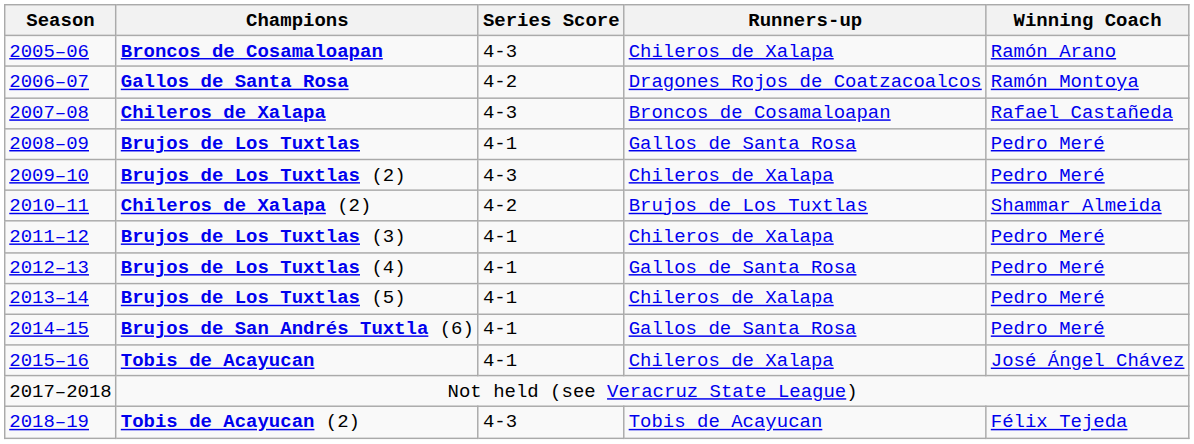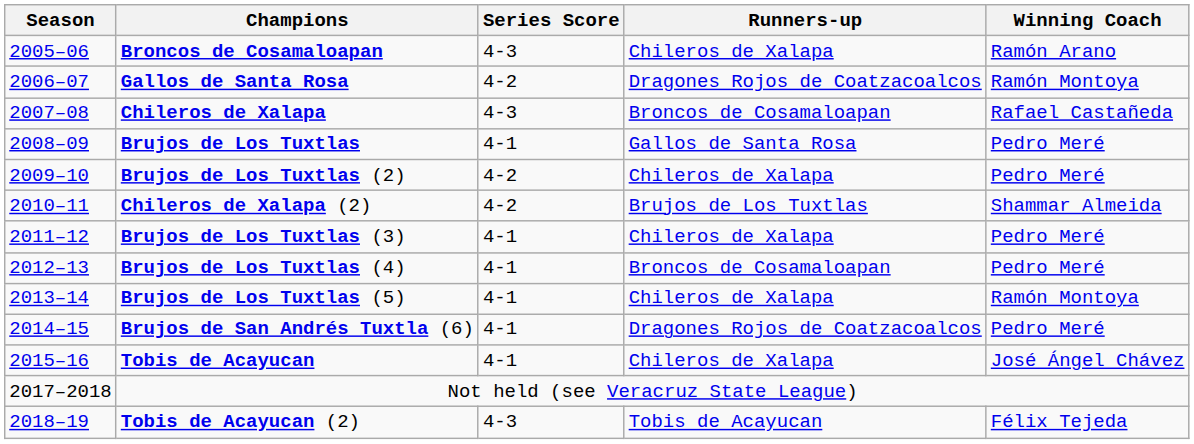(500, 175) 4-3 -> (500, 175) 4-2
(743, 268) Gallos de Santa Rosa -> (760, 268) Broncos de Cosamaloapan
(1048, 299) Pedro Meré -> (1065, 299) Ramón Montoya
(743, 330) Gallos de Santa Rosa -> (805, 330) Dragones Rojos de Coatzacoalcos
